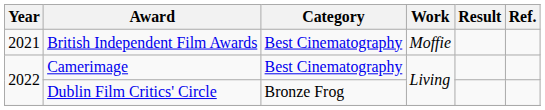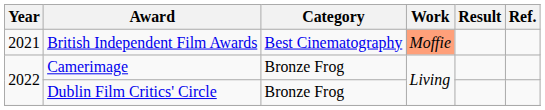(430, 42) no background -> (430, 42) lightsalmon background
(333, 67) Best Cinematography -> (304, 67) Bronze Frog
